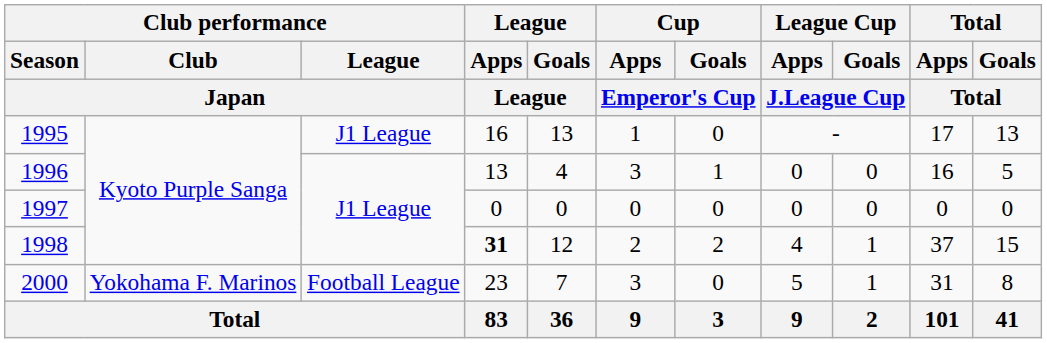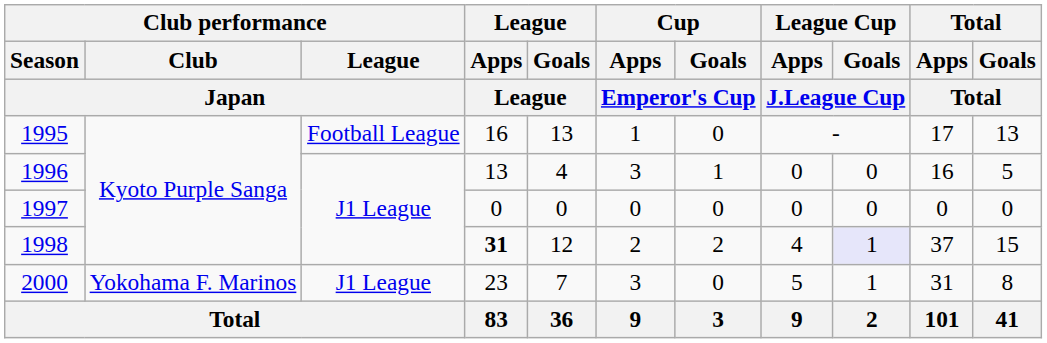(383, 134) J1 League -> (383, 134) Football League
(872, 245) no background -> (872, 245) lavender background
(383, 282) Football League -> (383, 282) J1 League
